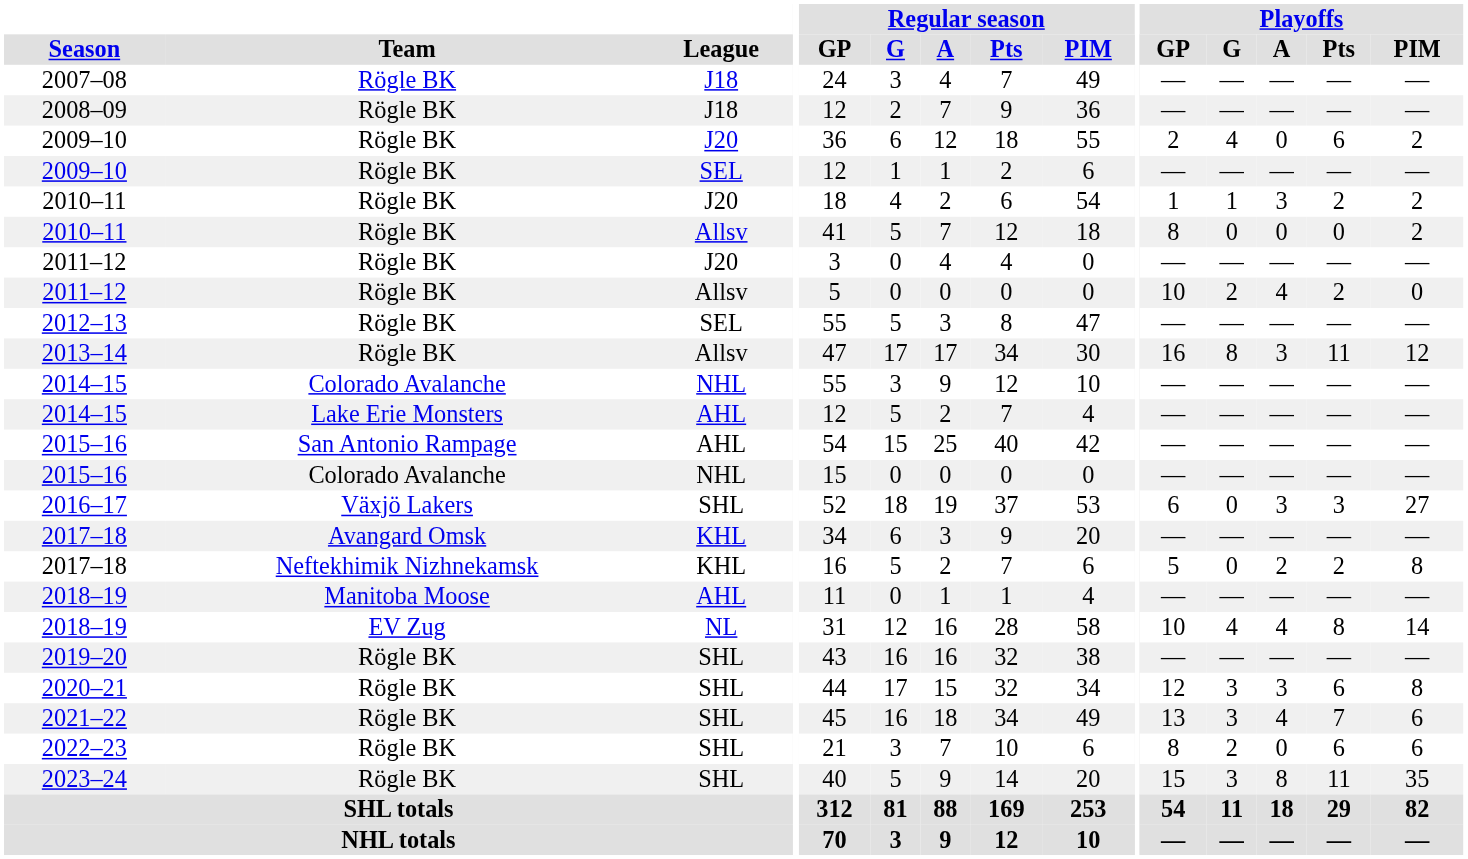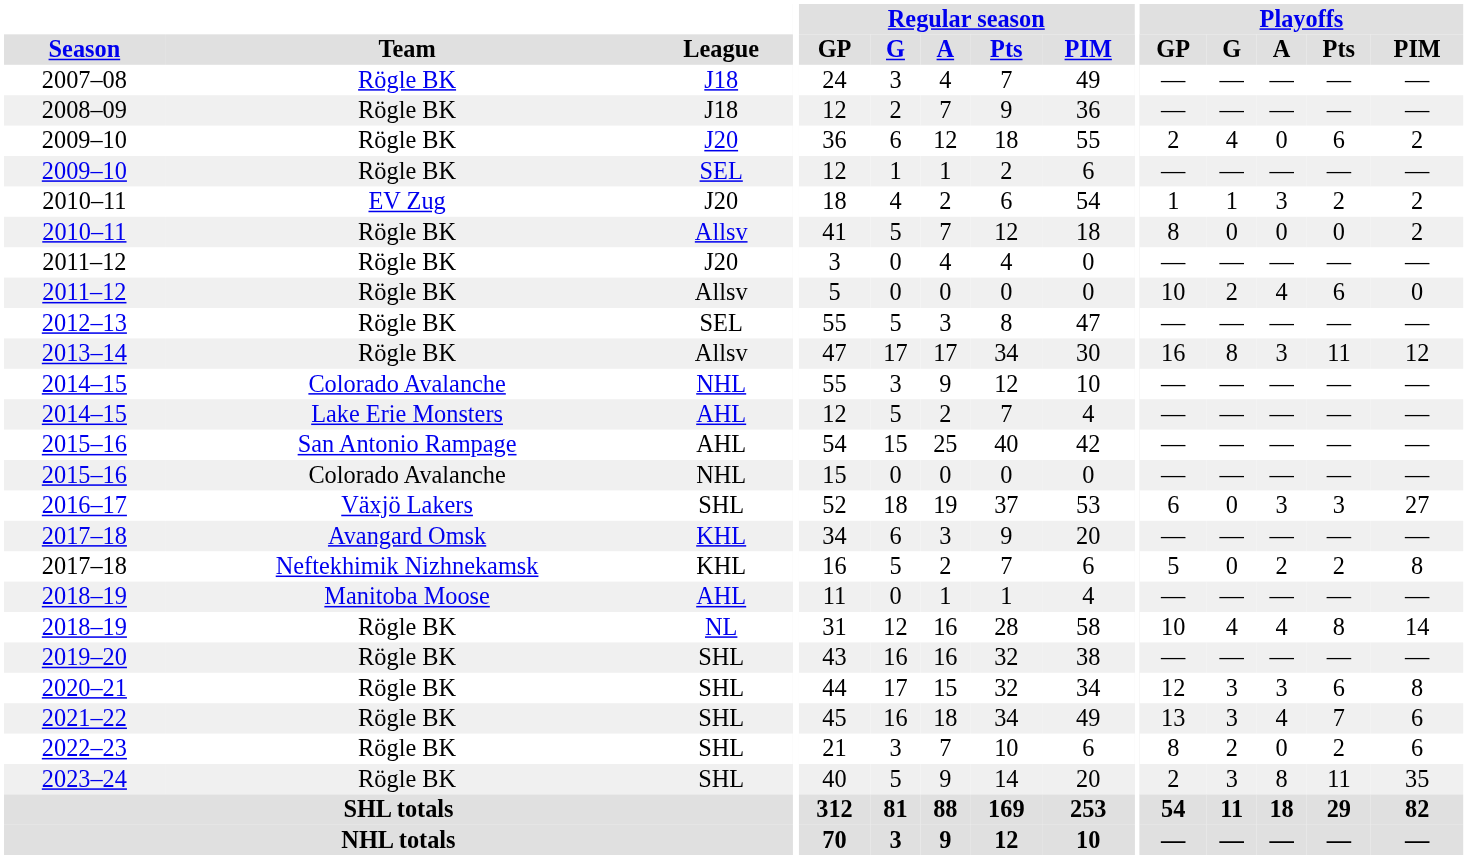(407, 201) Rögle BK -> (407, 201) EV Zug
(1339, 292) 2 -> (1339, 292) 6
(407, 626) EV Zug -> (407, 626) Rögle BK
(1339, 748) 6 -> (1339, 748) 2
(1173, 778) 15 -> (1173, 778) 2
